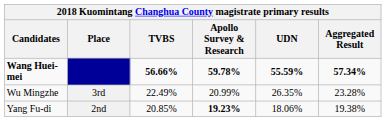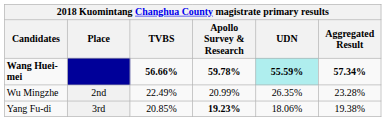(287, 71) no background -> (287, 71) paleturquoise background
(99, 93) 3rd -> (99, 93) 2nd
(99, 108) 2nd -> (99, 108) 3rd
